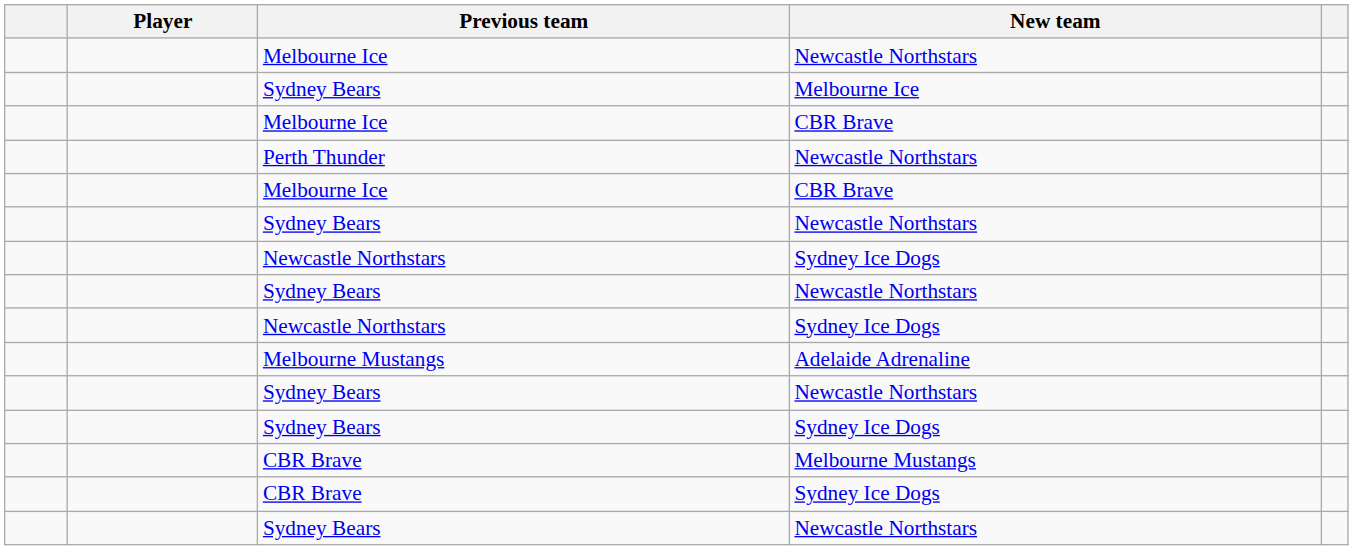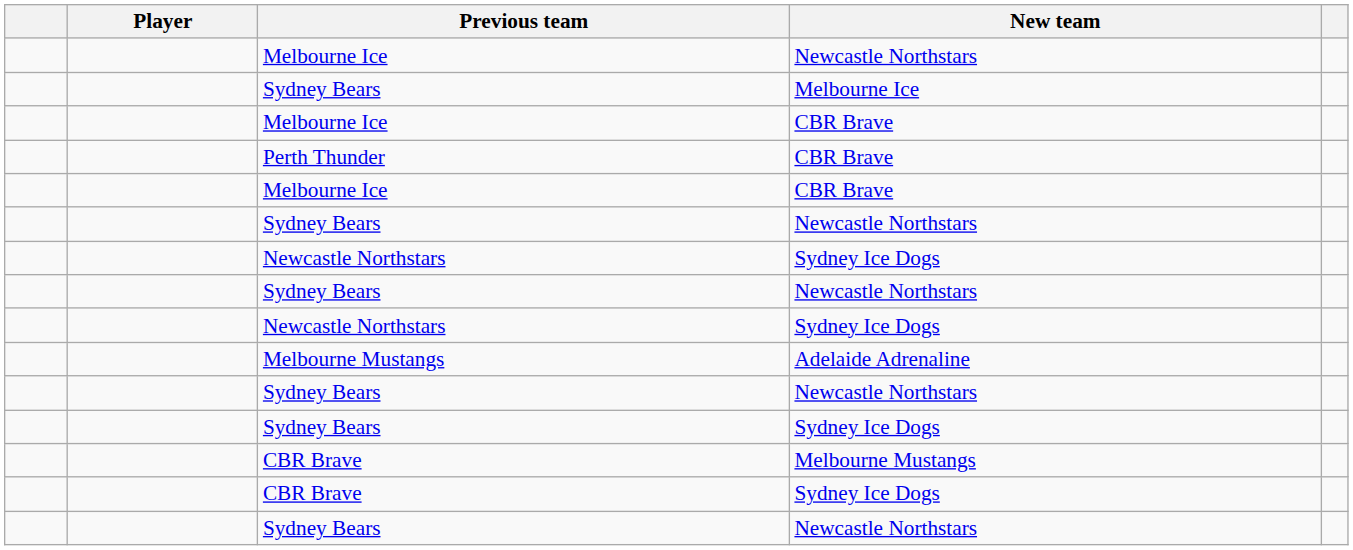+ row: (324, 156)
- row: (324, 156)
